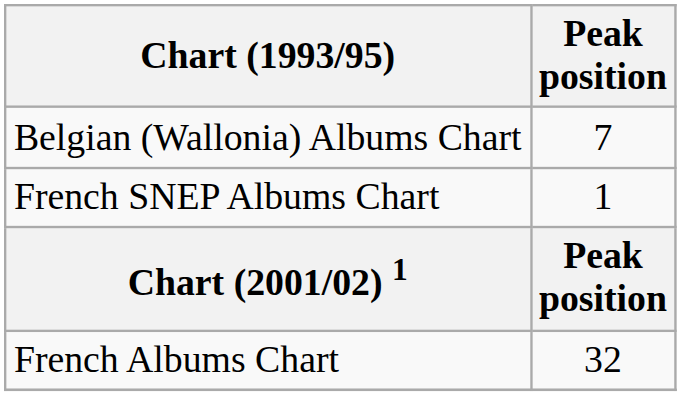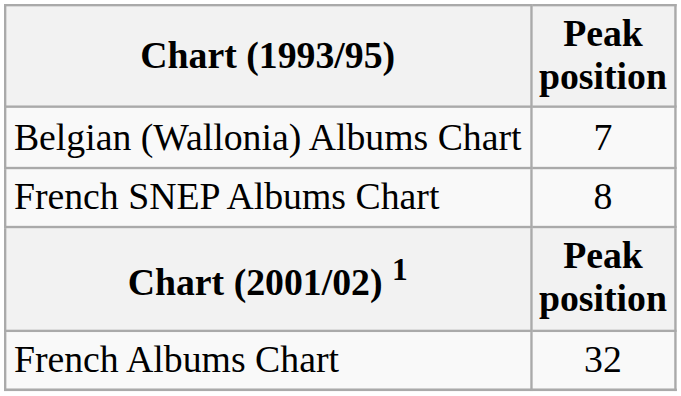(603, 196) 1 -> (603, 196) 8
